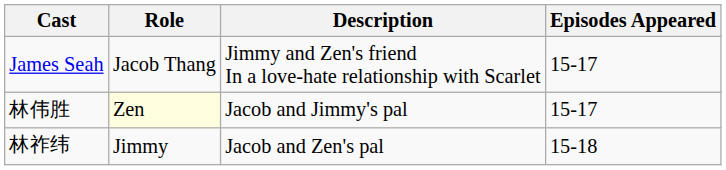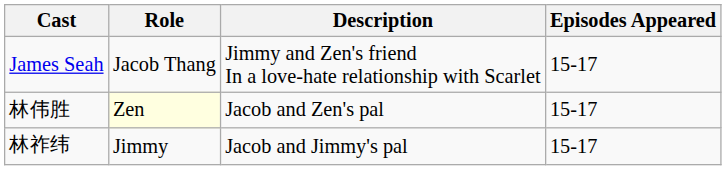(316, 109) Jacob and Jimmy's pal -> (305, 109) Jacob and Zen's pal
(305, 145) Jacob and Zen's pal -> (316, 145) Jacob and Jimmy's pal
(574, 145) 15-18 -> (574, 145) 15-17
